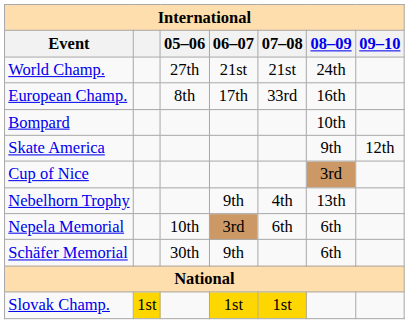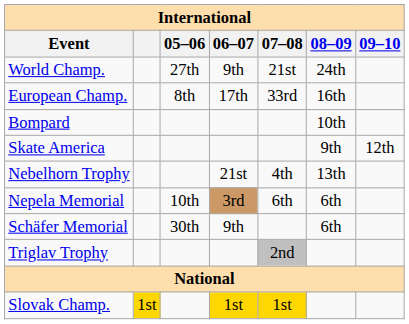(233, 69) 21st -> (233, 69) 9th
- row: (49, 174)
(233, 200) 9th -> (233, 174) 21st
+ row: (58, 252)
